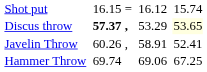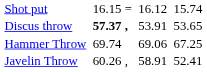(153, 26) 53.29 -> (153, 26) 53.91
(188, 26) lightyellow background -> (188, 26) no background
rows swapped: (45, 61) <-> (41, 43)
